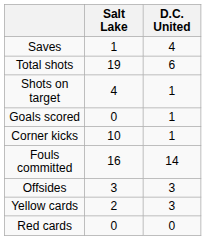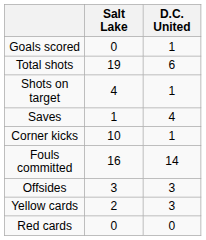rows swapped: (45, 117) <-> (45, 46)
